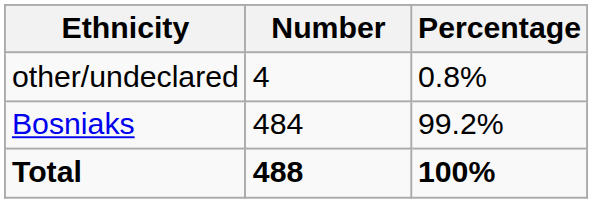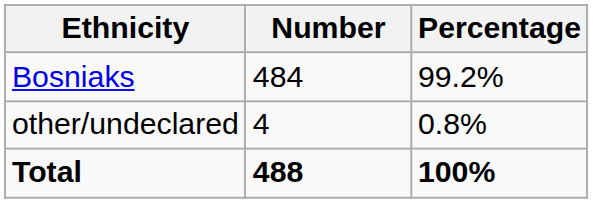rows swapped: (73, 124) <-> (125, 76)
